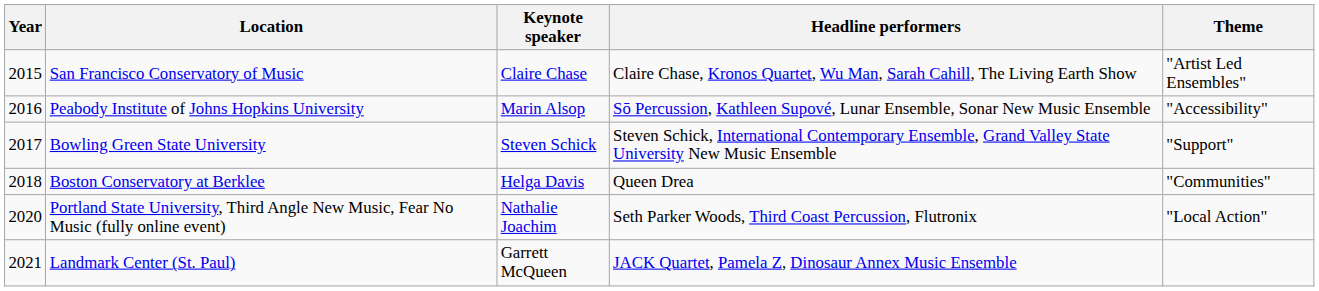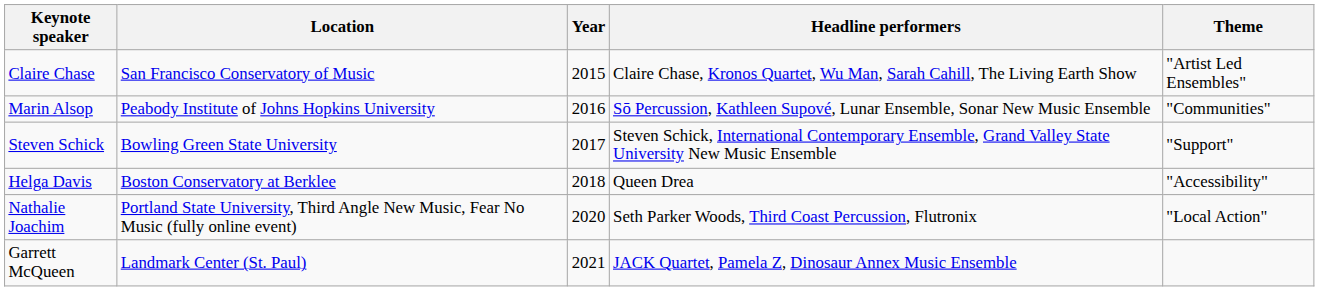columns swapped: (25, 27) <-> (553, 27)
(1217, 108) "Accessibility" -> (1218, 108) "Communities"
(1218, 181) "Communities" -> (1217, 181) "Accessibility"
